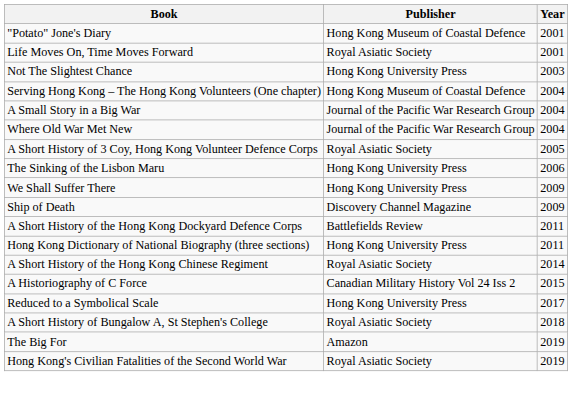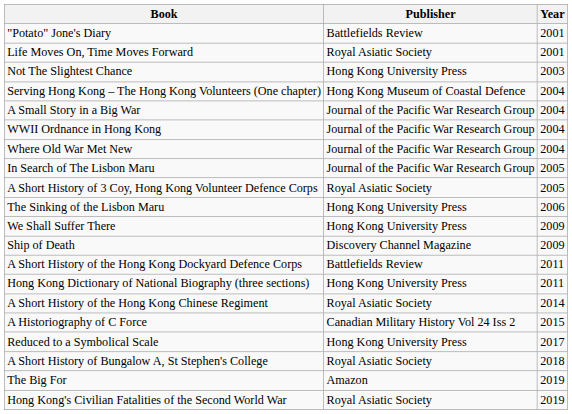(426, 33) Hong Kong Museum of Coastal Defence -> (375, 33) Battlefields Review
+ row: (84, 129)
+ row: (81, 168)
